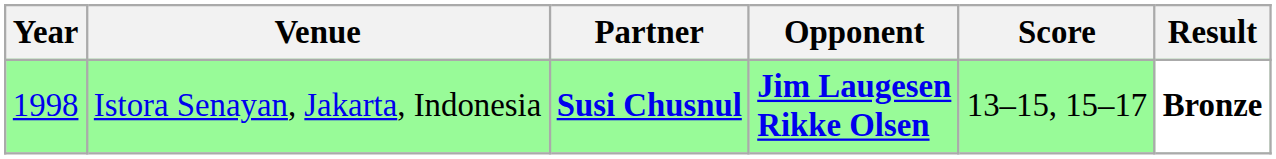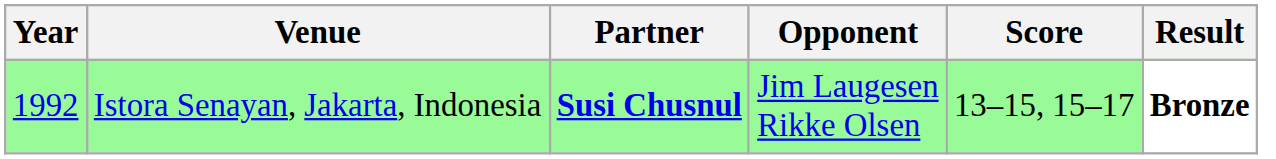(46, 105) 1998 -> (46, 105) 1992
(854, 105) bold -> (848, 105) normal
